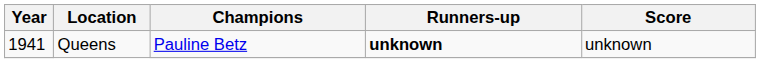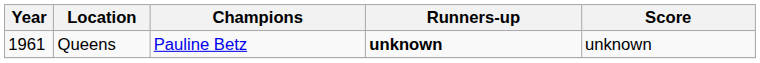(27, 44) 1941 -> (27, 44) 1961
